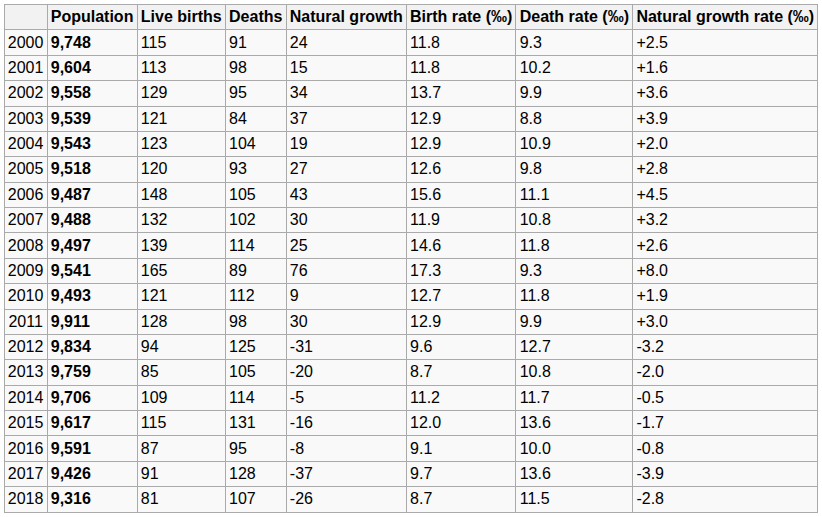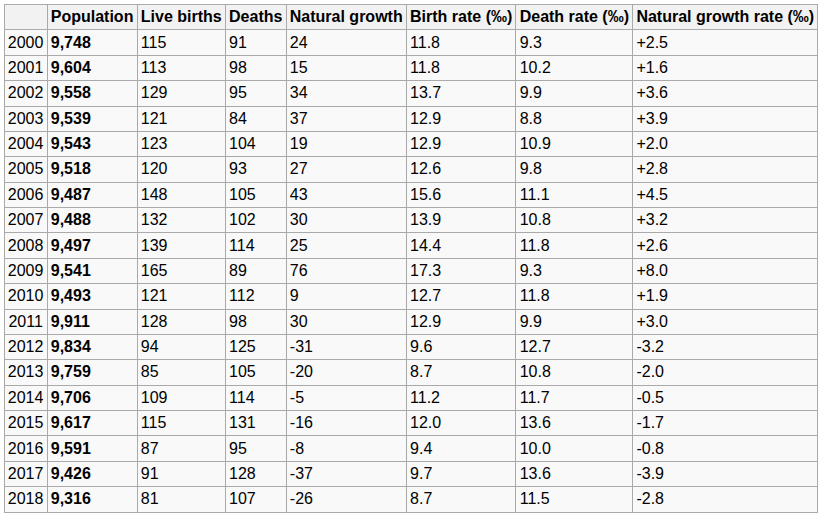(425, 220) 11.9 -> (426, 220) 13.9
(426, 245) 14.6 -> (426, 245) 14.4
(421, 448) 9.1 -> (421, 448) 9.4
